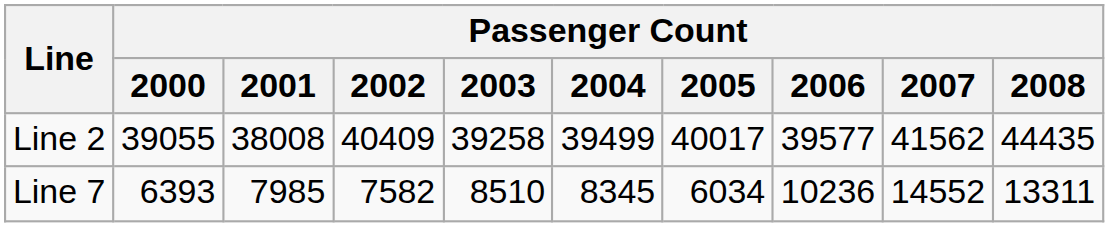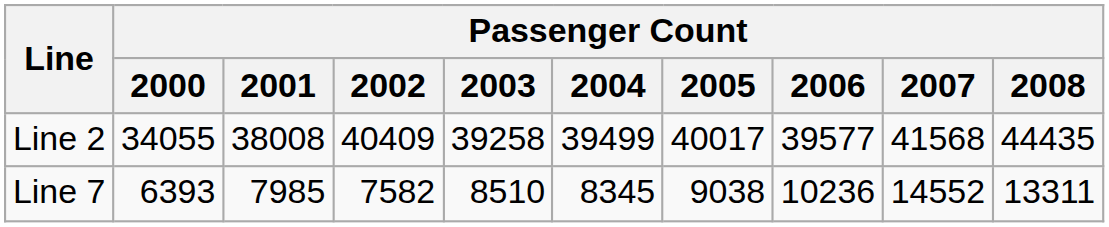(168, 138) 39055 -> (168, 138) 34055
(938, 138) 41562 -> (938, 138) 41568
(727, 192) 6034 -> (727, 192) 9038
